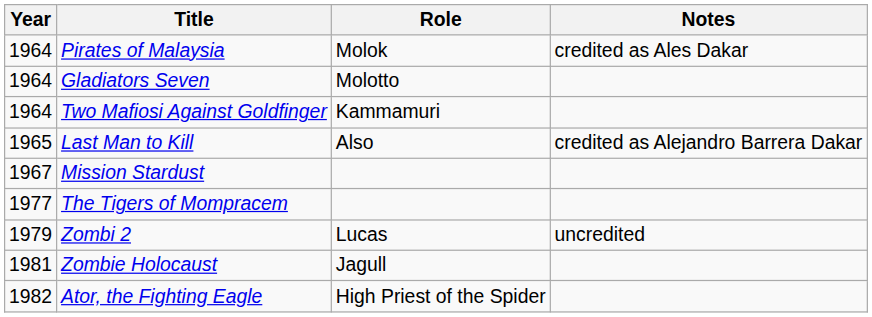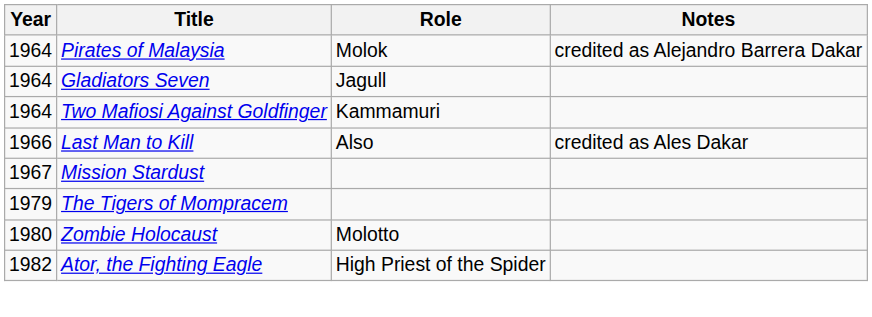(651, 50) credited as Ales Dakar -> (708, 50) credited as Alejandro Barrera Dakar
(368, 81) Molotto -> (361, 81) Jagull
(31, 142) 1965 -> (31, 142) 1966
(708, 142) credited as Alejandro Barrera Dakar -> (651, 142) credited as Ales Dakar
(31, 204) 1977 -> (31, 204) 1979
- row: (96, 234)
(31, 265) 1981 -> (31, 234) 1980
(361, 265) Jagull -> (368, 234) Molotto
